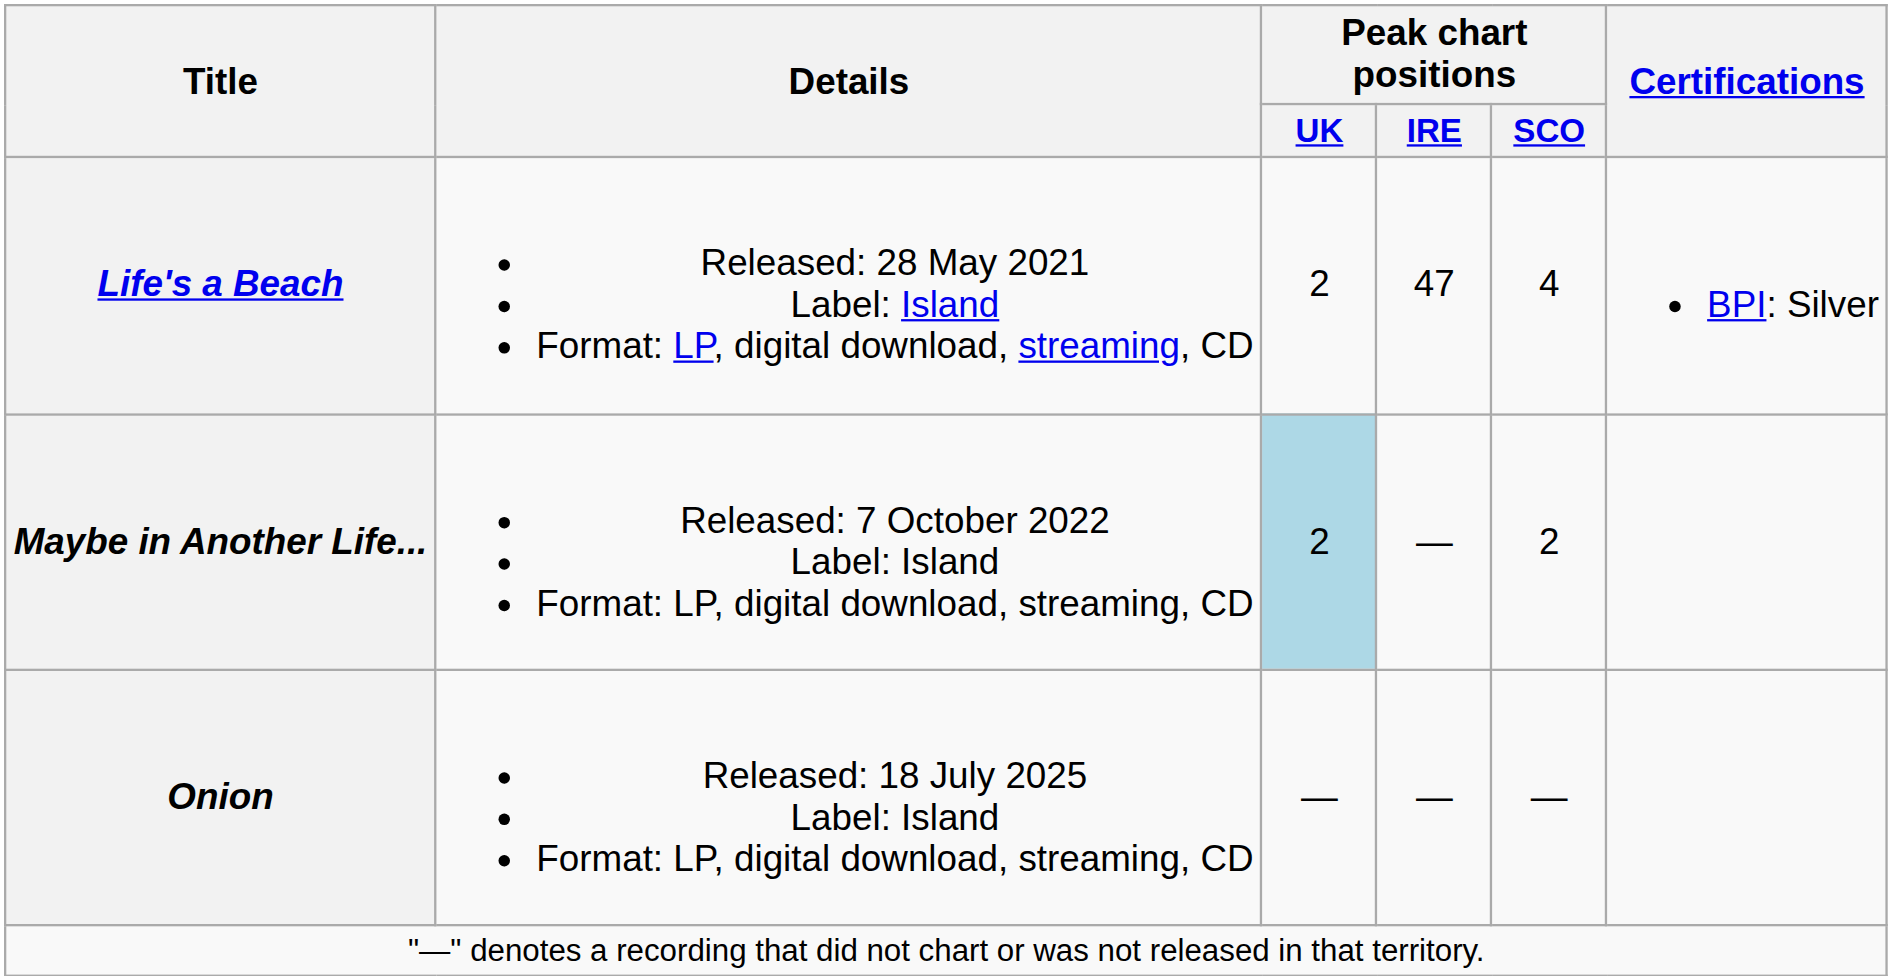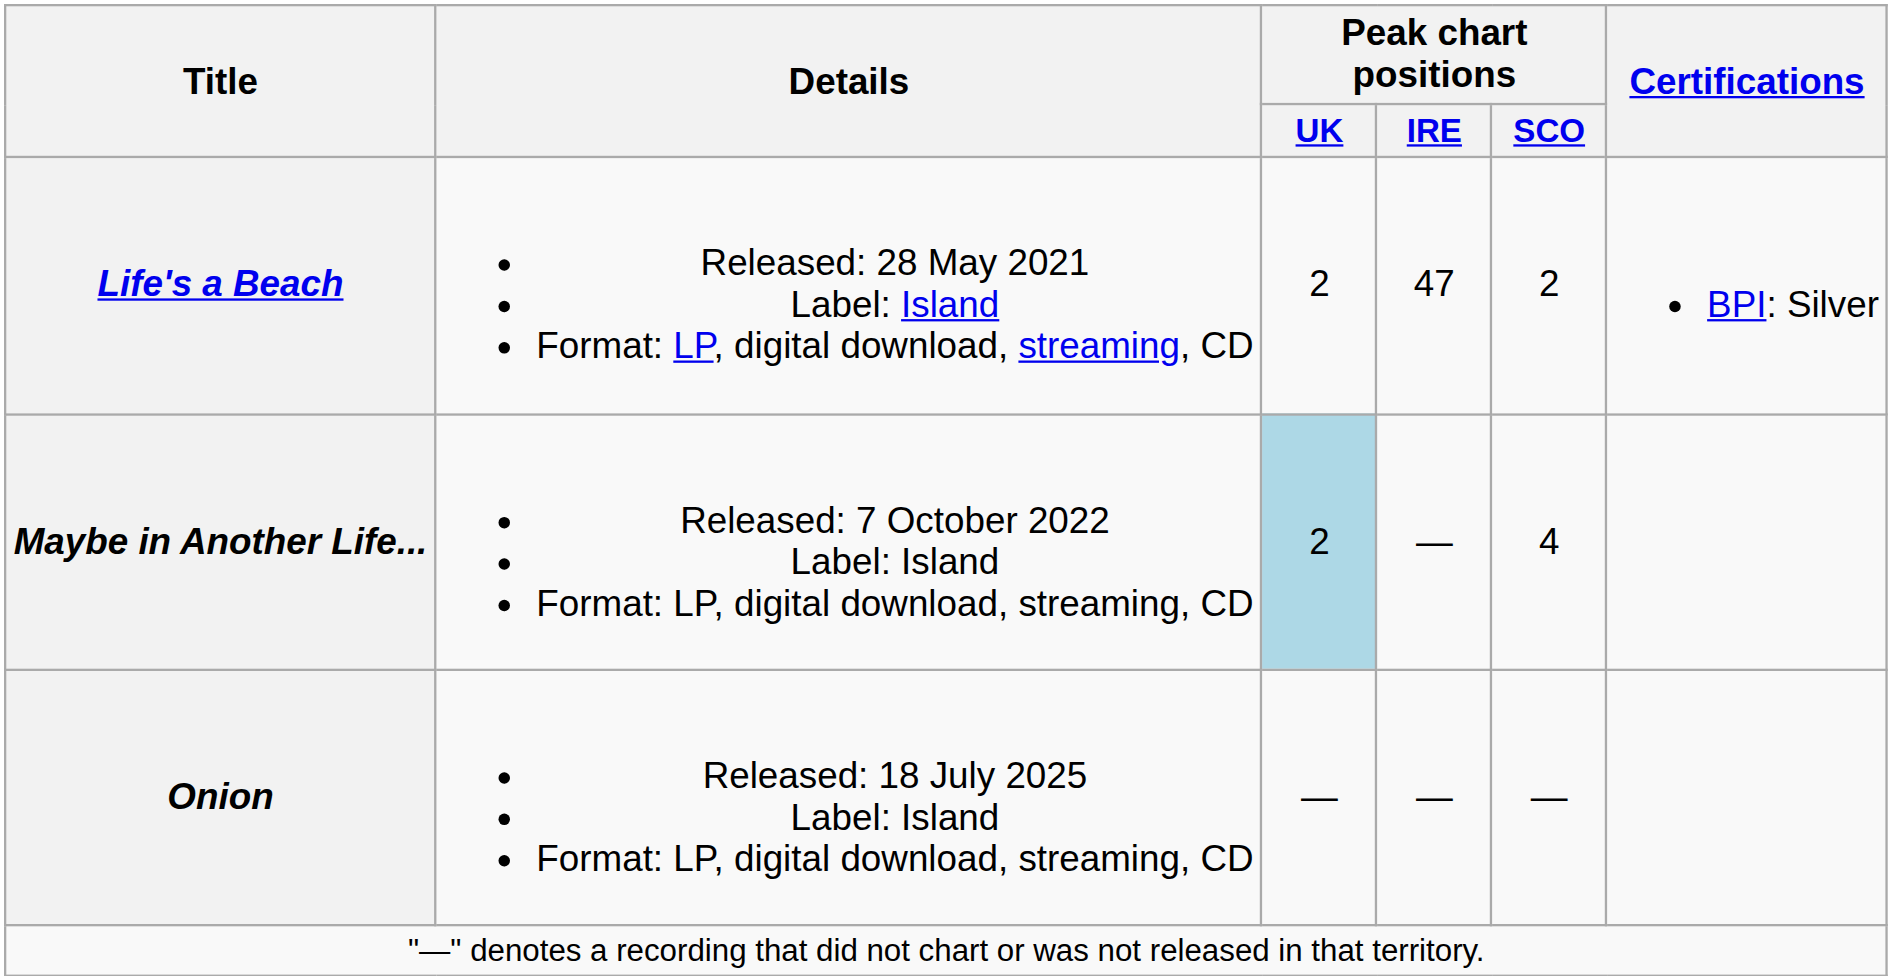(1549, 284) 4 -> (1549, 284) 2
(1549, 540) 2 -> (1549, 540) 4
